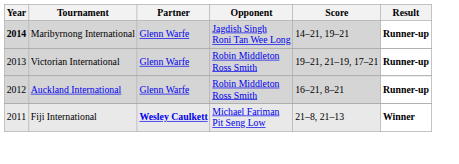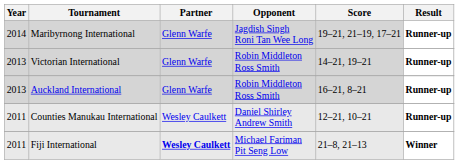(16, 34) bold -> (16, 34) normal
(322, 34) 14–21, 19–21 -> (359, 34) 19–21, 21–19, 17–21
(337, 62) 19–21, 21–19, 17–21 -> (345, 62) 14–21, 19–21
(16, 90) 2012 -> (16, 90) 2013
+ row: (94, 118)
